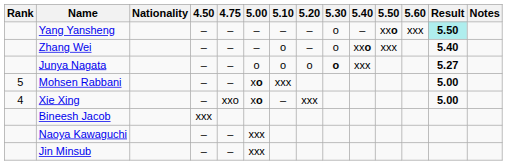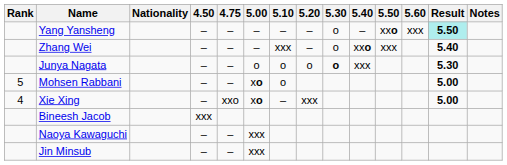(283, 48) o -> (283, 48) xxx
(448, 65) 5.27 -> (448, 65) 5.30
(283, 83) xxx -> (283, 83) o
